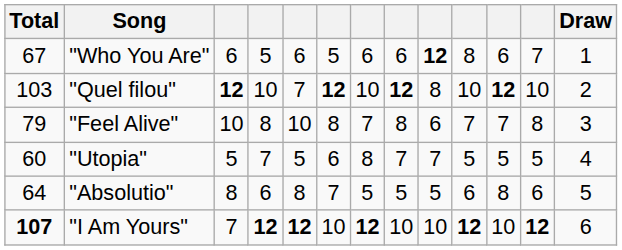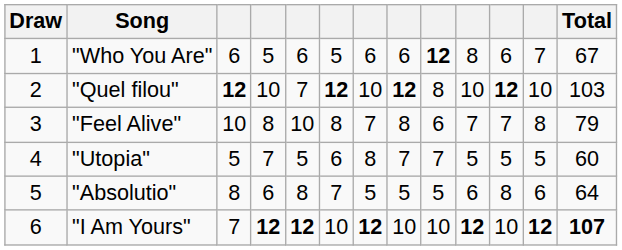columns swapped: (586, 21) <-> (34, 21)
